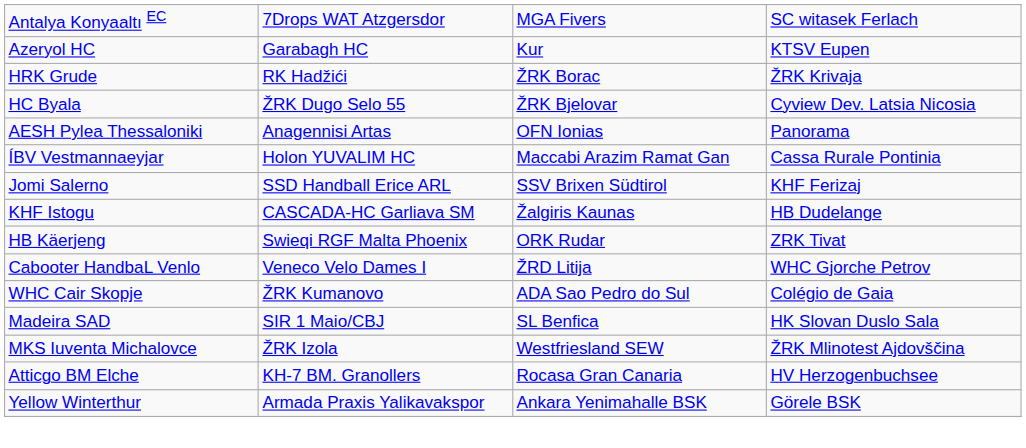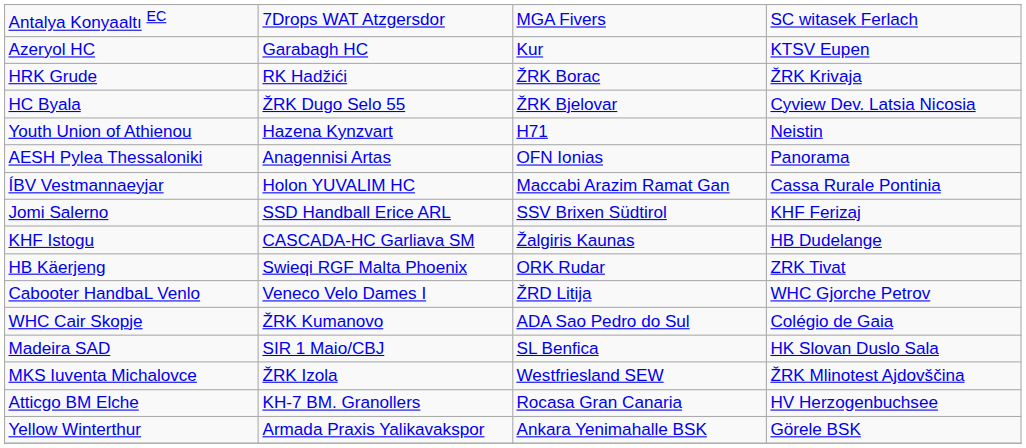+ row: (100, 131)
